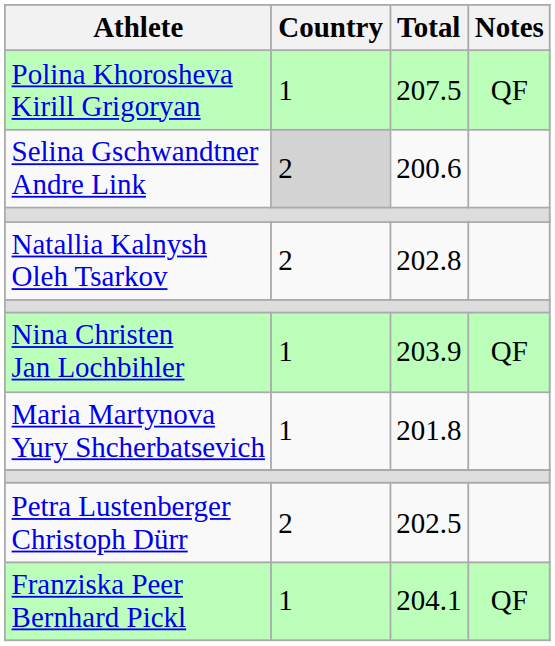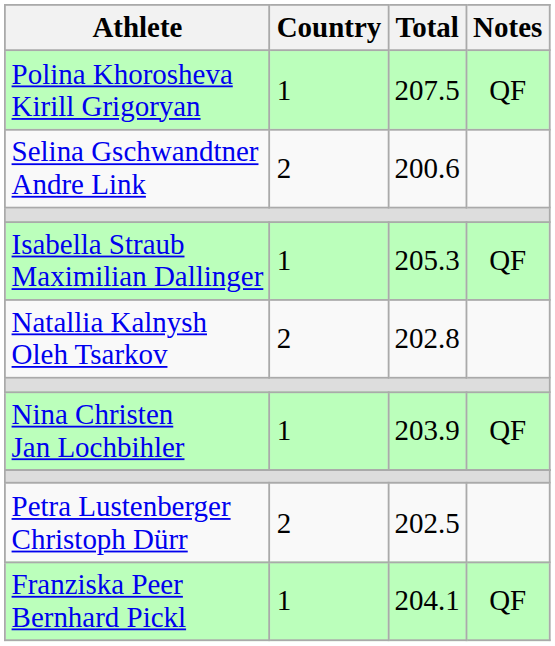(286, 168) lightgrey background -> (284, 168) no background
+ row: (137, 260)
- row: (138, 430)
